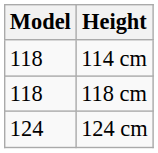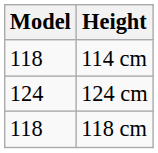rows swapped: (114, 93) <-> (114, 128)
